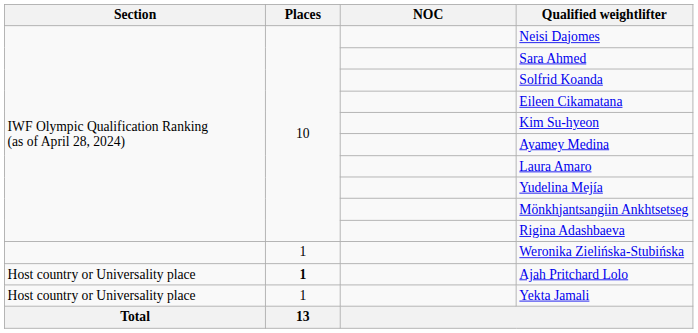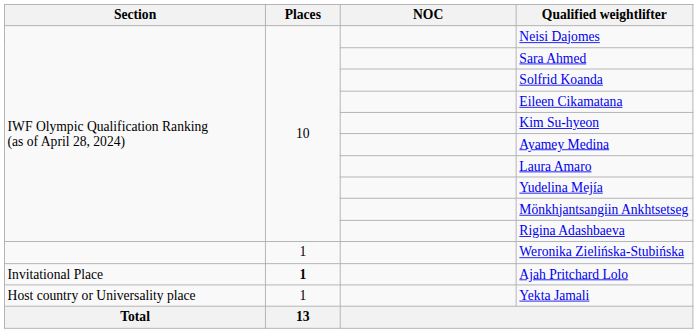(102, 274) Host country or Universality place -> (55, 274) Invitational Place
